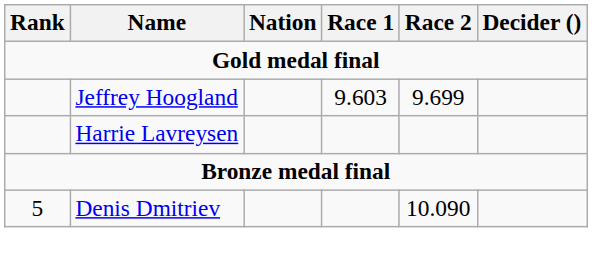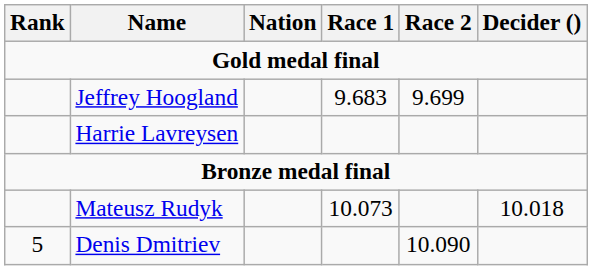(361, 97) 9.603 -> (361, 97) 9.683
+ row: (149, 208)
